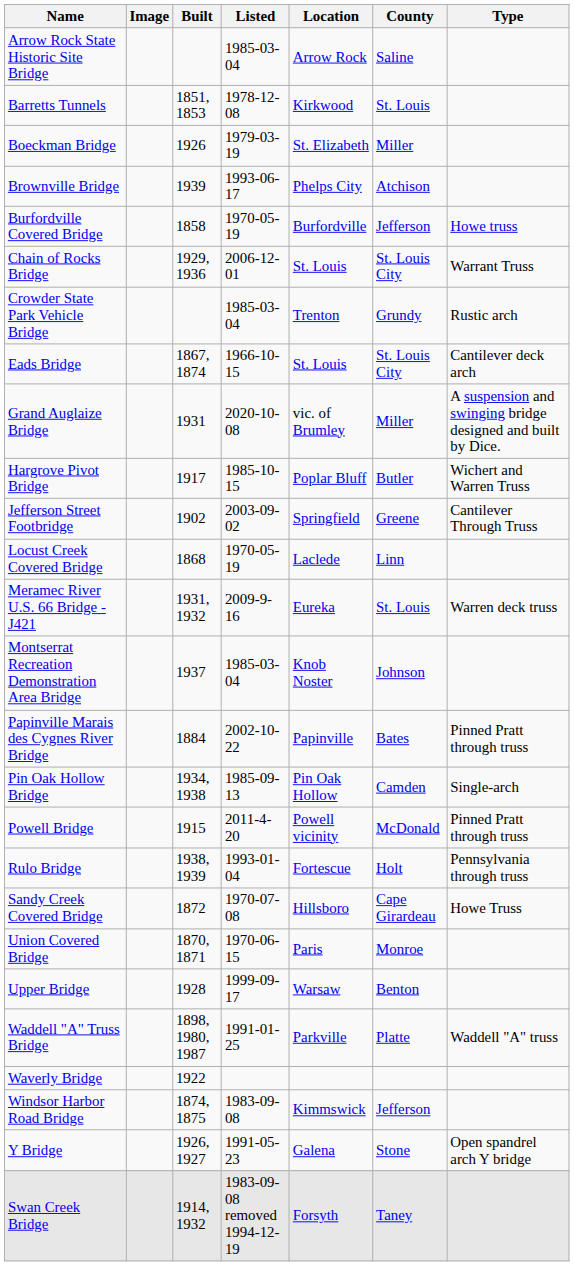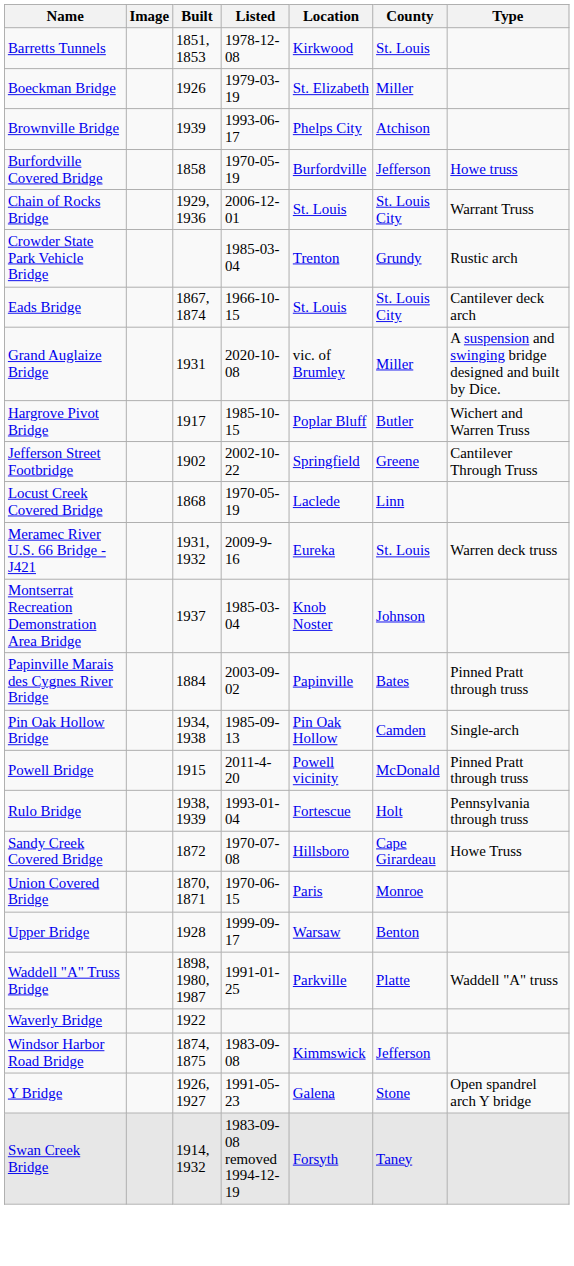- row: (62, 56)
(252, 518) 2003-09-02 -> (252, 461) 2002-10-22
(252, 738) 2002-10-22 -> (252, 681) 2003-09-02
